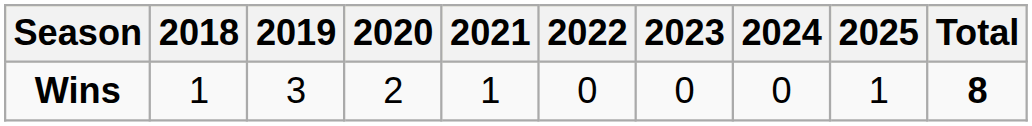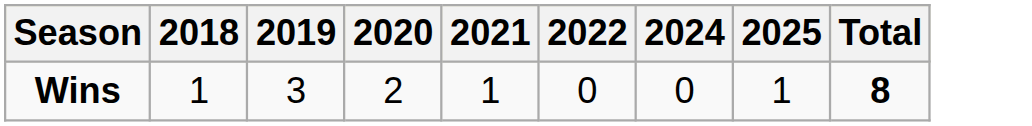- column: (685, 33)
